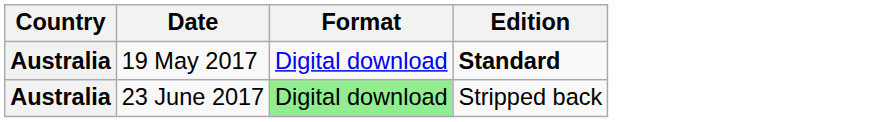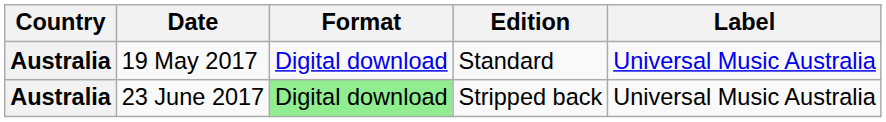+ column: (745, 23)
(509, 60) bold -> (506, 60) normal
